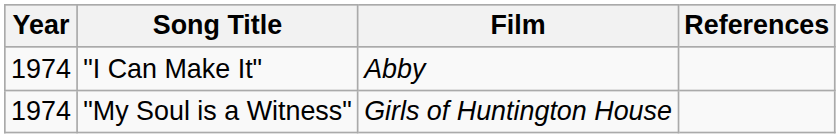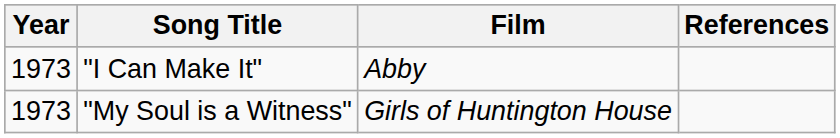(41, 68) 1974 -> (41, 68) 1973
(41, 111) 1974 -> (41, 111) 1973
